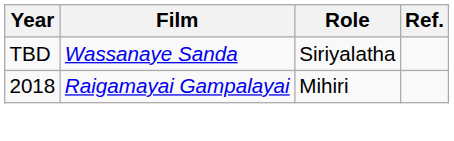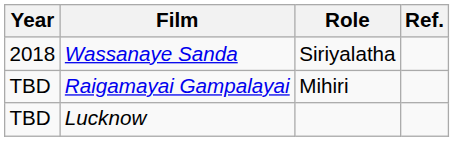(30, 53) TBD -> (32, 53) 2018
(32, 86) 2018 -> (30, 86) TBD
+ row: (106, 119)
